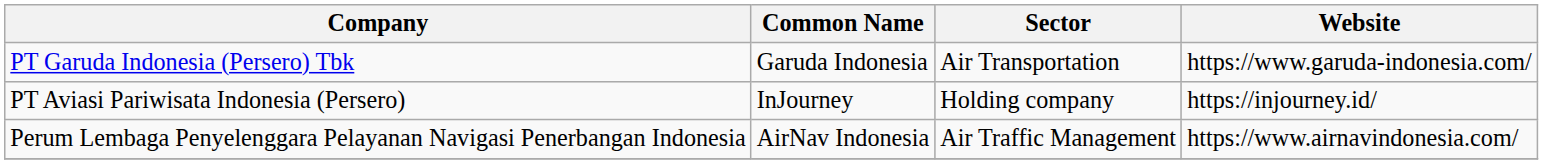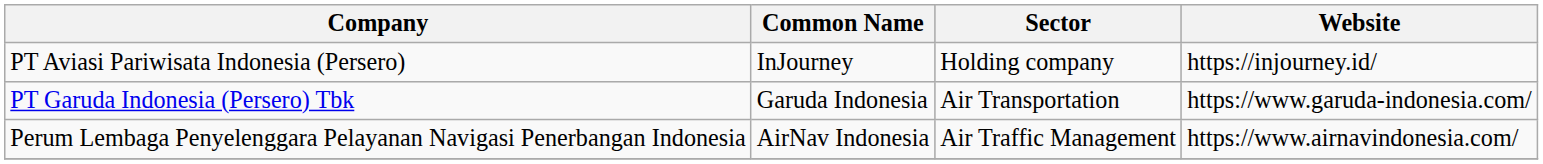rows swapped: (208, 100) <-> (182, 61)
